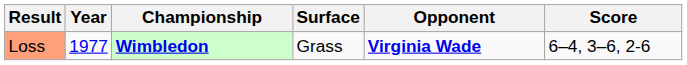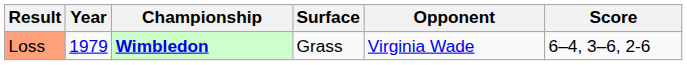(89, 45) 1977 -> (89, 45) 1979
(424, 45) bold -> (421, 45) normal
